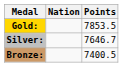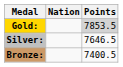(100, 26) no background -> (100, 26) lightgrey background
(100, 40) 7646.7 -> (100, 40) 7646.5
